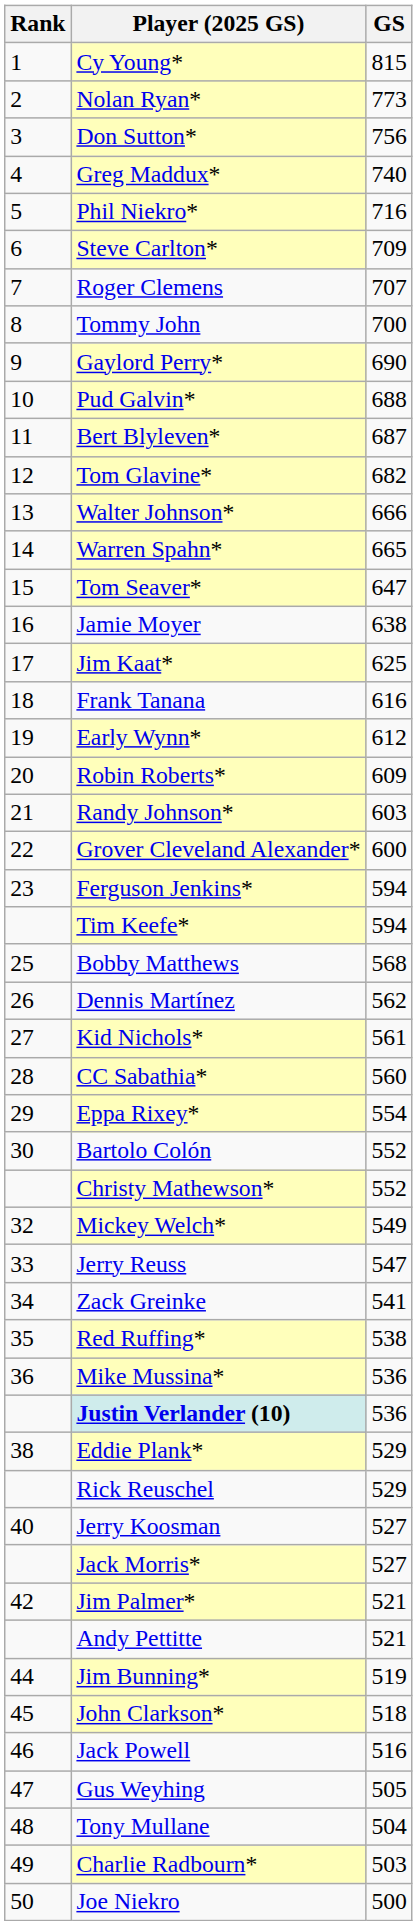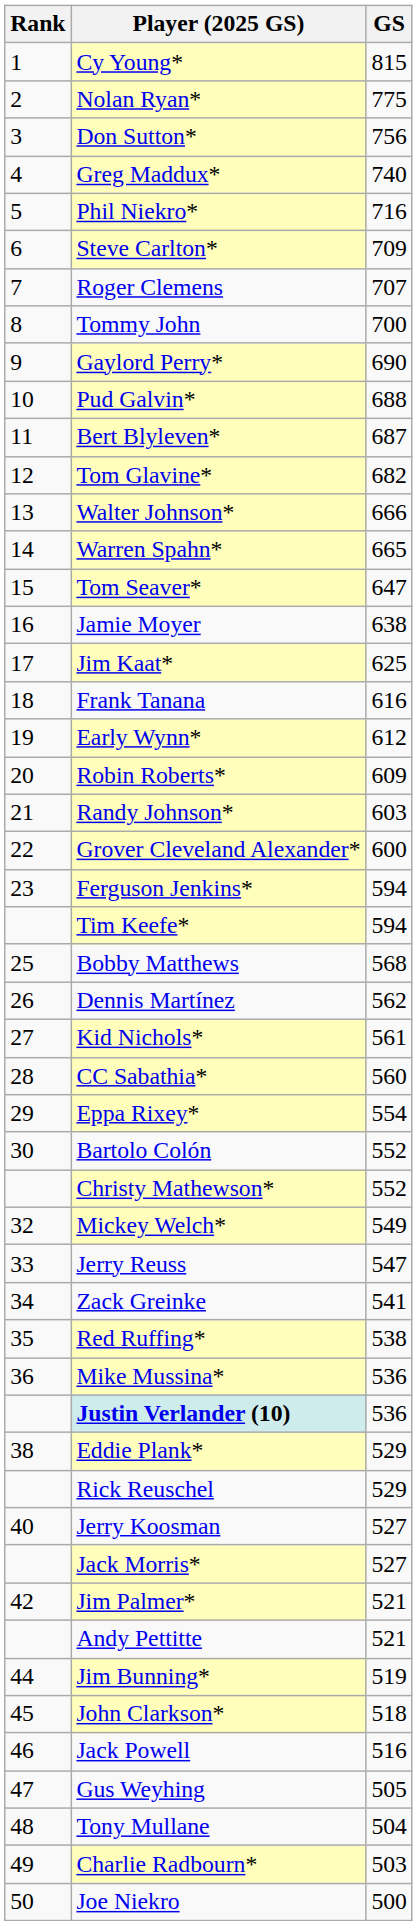(389, 99) 773 -> (389, 99) 775
